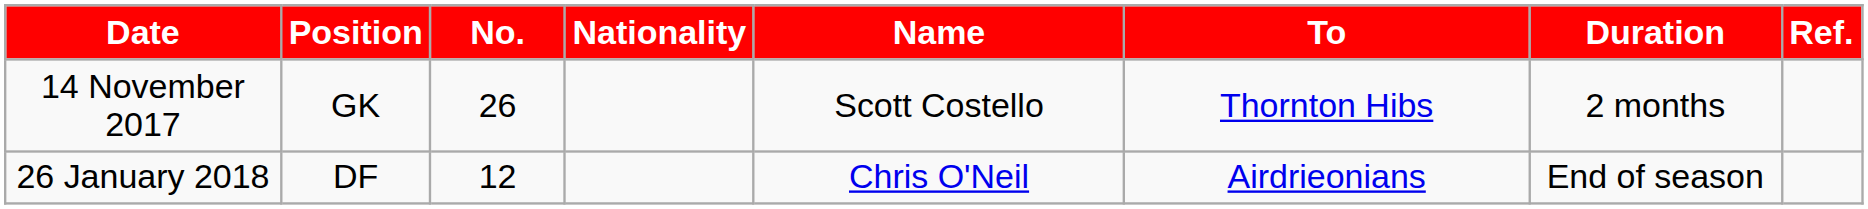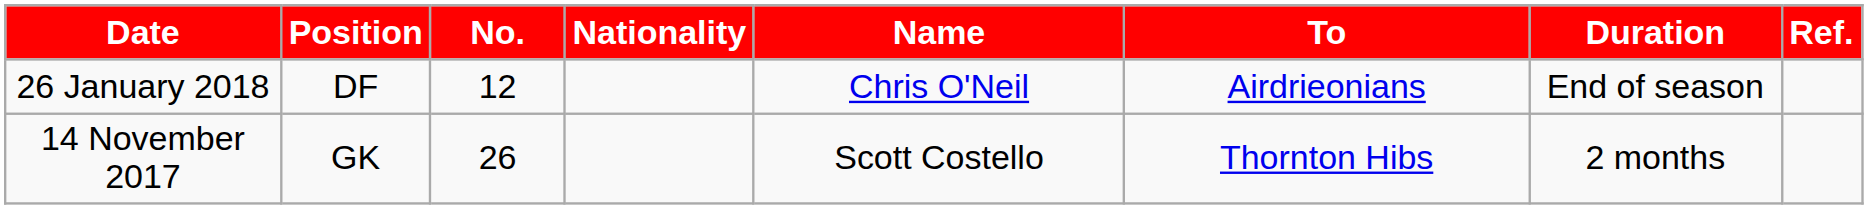rows swapped: (143, 105) <-> (143, 178)
